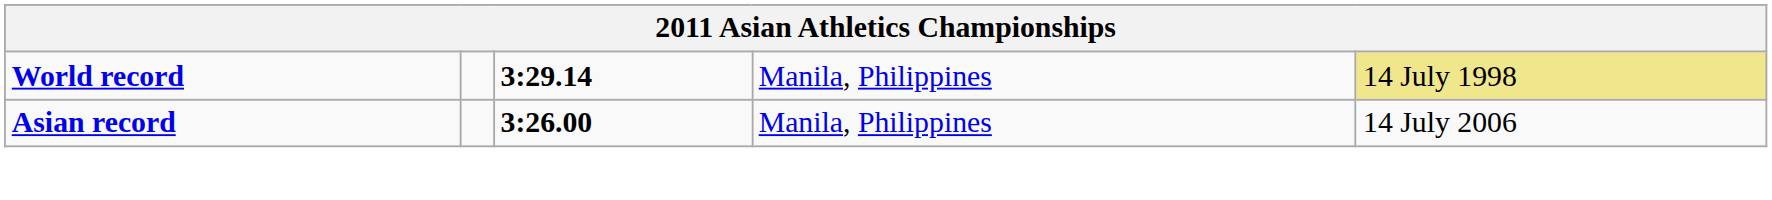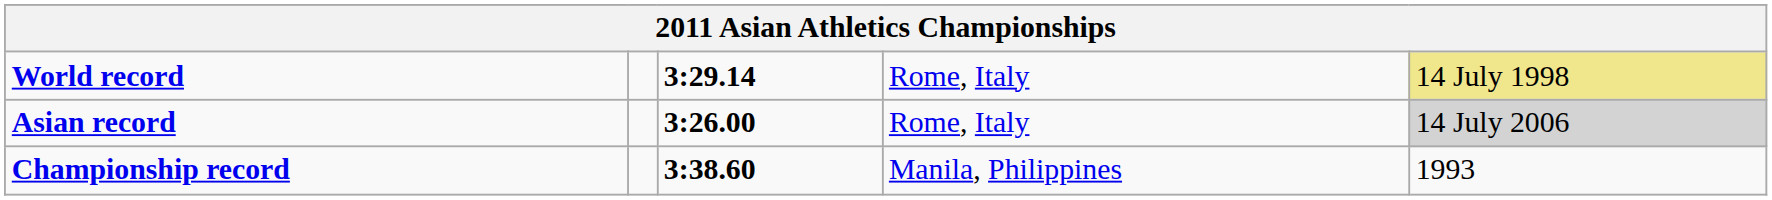(875, 75) Manila, Philippines -> (959, 75) Rome, Italy
(875, 122) Manila, Philippines -> (959, 122) Rome, Italy
(1440, 122) no background -> (1493, 122) lightgrey background
+ row: (151, 169)
